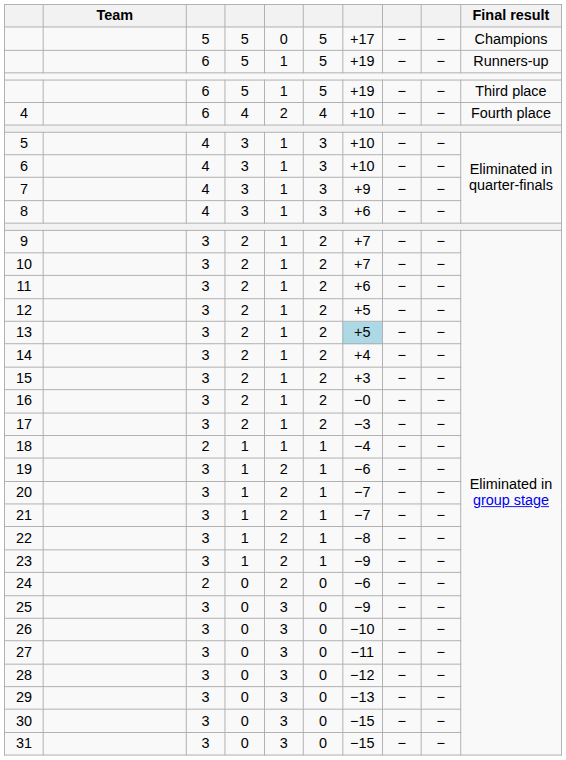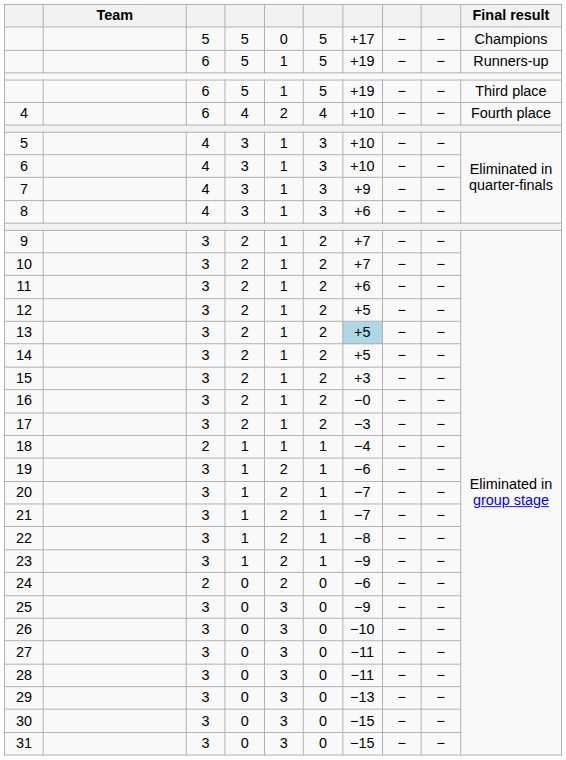(362, 355) +4 -> (362, 355) +5
(362, 675) −12 -> (362, 675) −11
